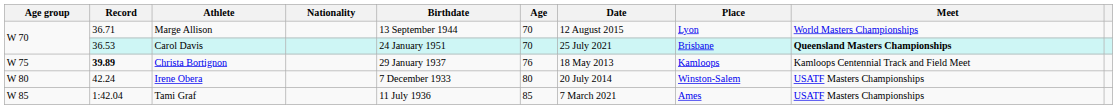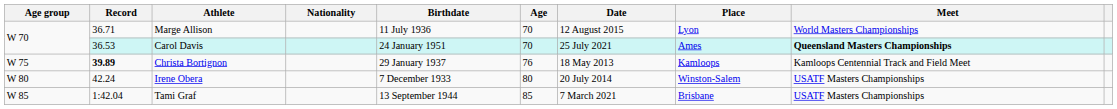(418, 29) 13 September 1944 -> (405, 29) 11 July 1936
(696, 46) Brisbane -> (690, 46) Ames
(405, 96) 11 July 1936 -> (418, 96) 13 September 1944
(690, 96) Ames -> (696, 96) Brisbane
